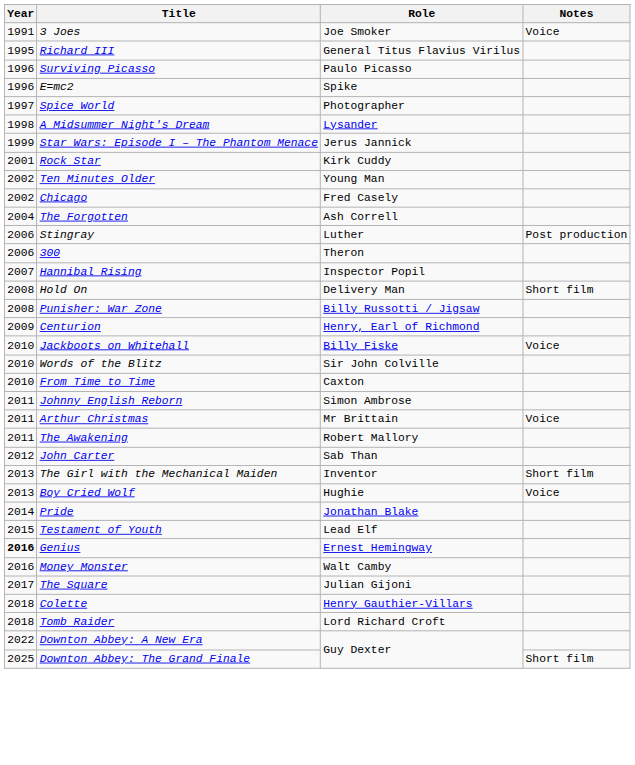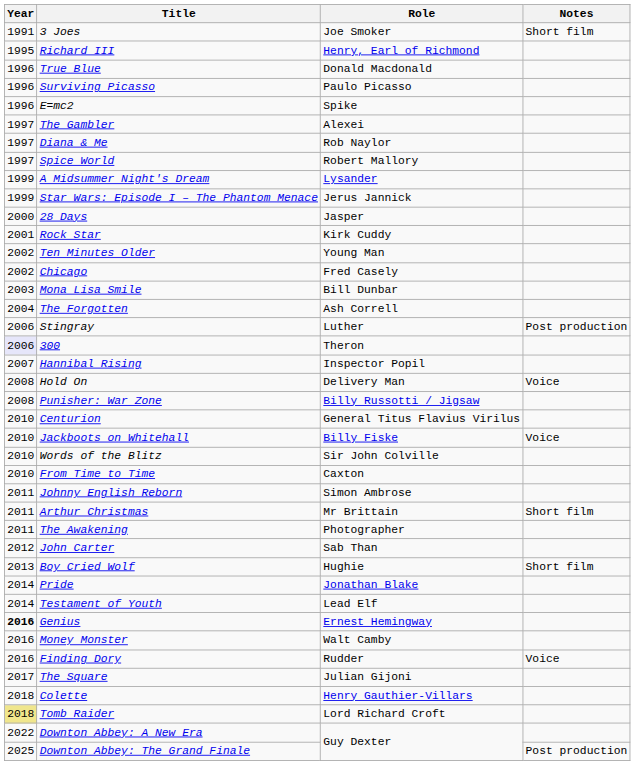(543, 32) Voice -> (559, 32) Short film
(422, 51) General Titus Flavius Virilus -> (401, 51) Henry, Earl of Richmond
+ row: (70, 69)
+ row: (77, 124)
+ row: (74, 143)
(364, 106) Photographer -> (371, 161) Robert Mallory
(21, 124) 1998 -> (21, 180) 1999
+ row: (63, 216)
+ row: (91, 290)
(21, 253) no background -> (21, 345) lavender background
(559, 290) Short film -> (543, 382) Voice
(21, 327) 2009 -> (21, 419) 2010
(401, 327) Henry, Earl of Richmond -> (422, 419) General Titus Flavius Virilus
(543, 419) Voice -> (559, 511) Short film
(371, 438) Robert Mallory -> (364, 530) Photographer
- row: (158, 474)
(543, 493) Voice -> (559, 567) Short film
(21, 530) 2015 -> (21, 604) 2014
+ row: (80, 659)
(21, 622) no background -> (21, 714) khaki background
(559, 659) Short film -> (576, 751) Post production
